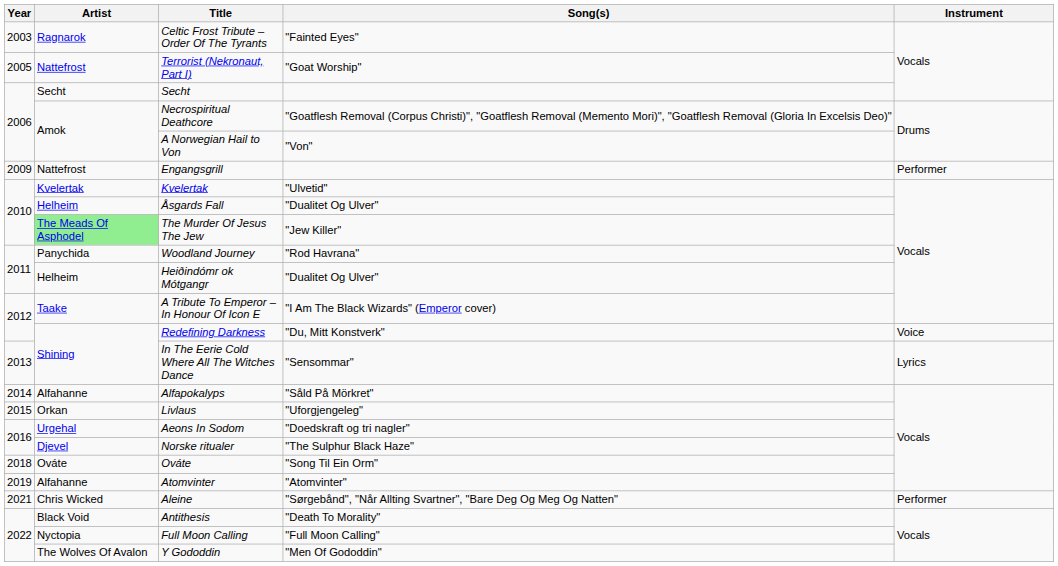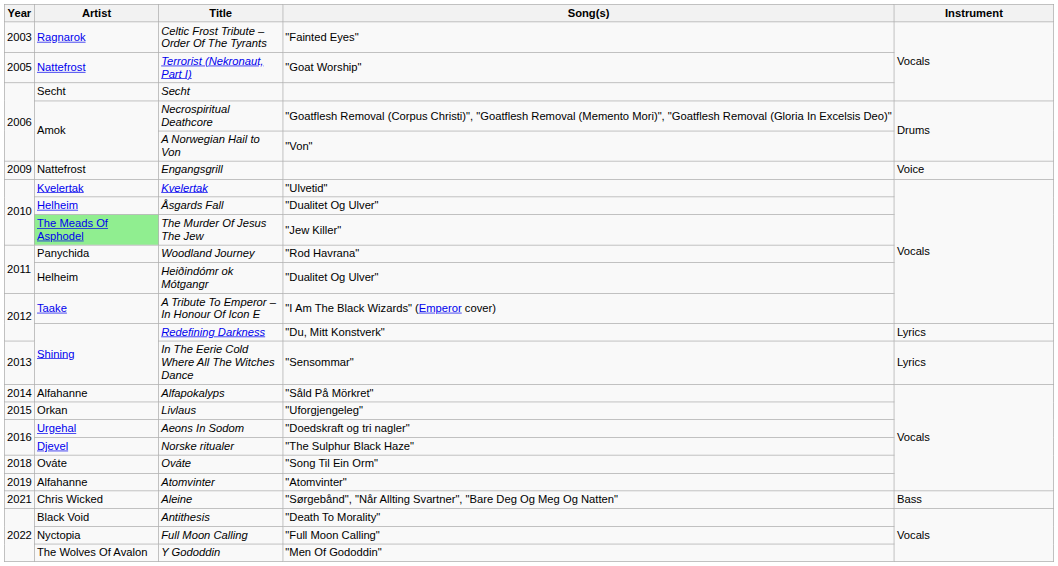(922, 170) Performer -> (911, 170) Voice
(911, 332) Voice -> (911, 332) Lyrics
(922, 499) Performer -> (909, 499) Bass
